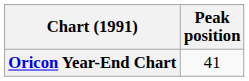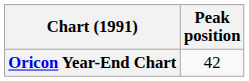(212, 62) 41 -> (212, 62) 42
